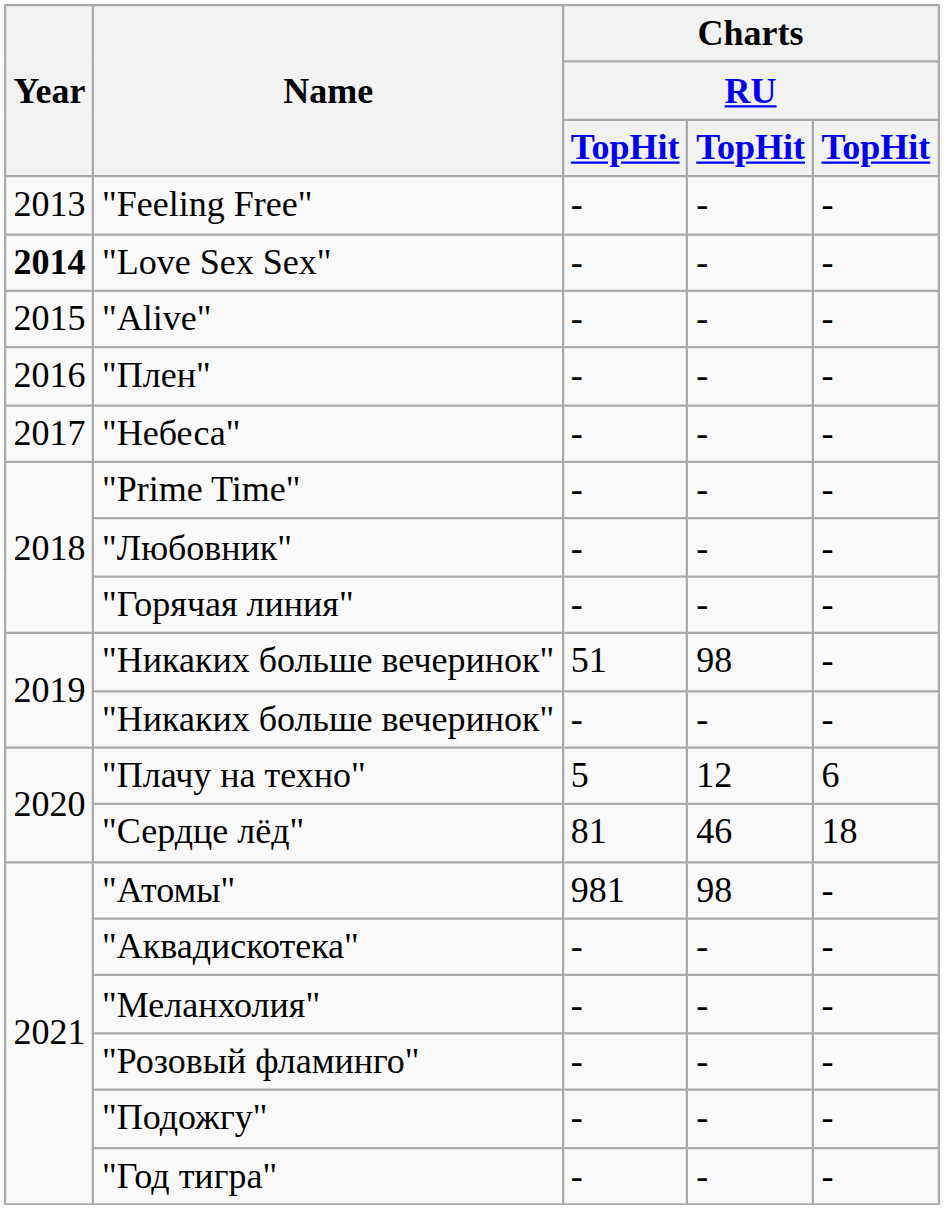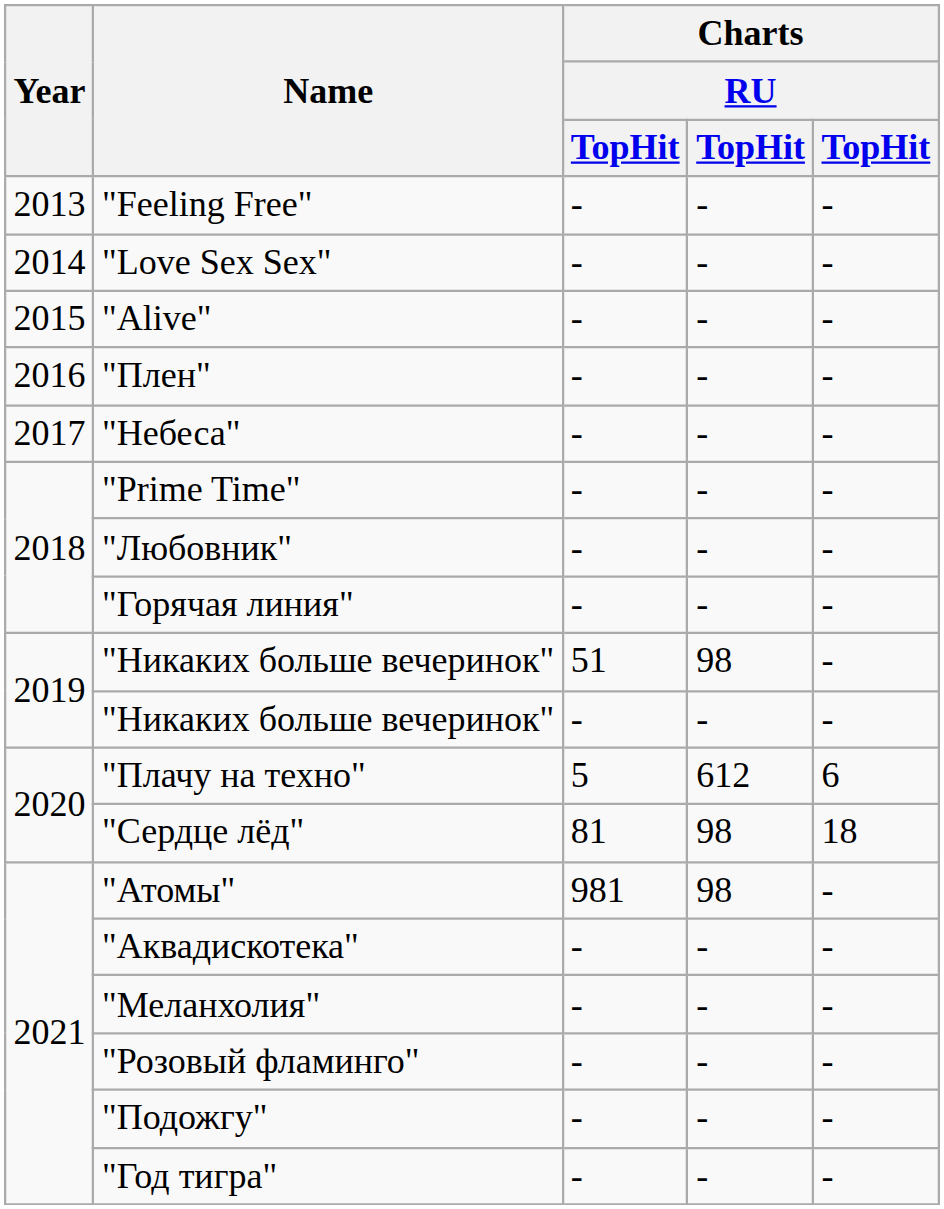(49, 261) bold -> (49, 261) normal
(714, 775) 12 -> (723, 775) 612
(714, 832) 46 -> (714, 832) 98
